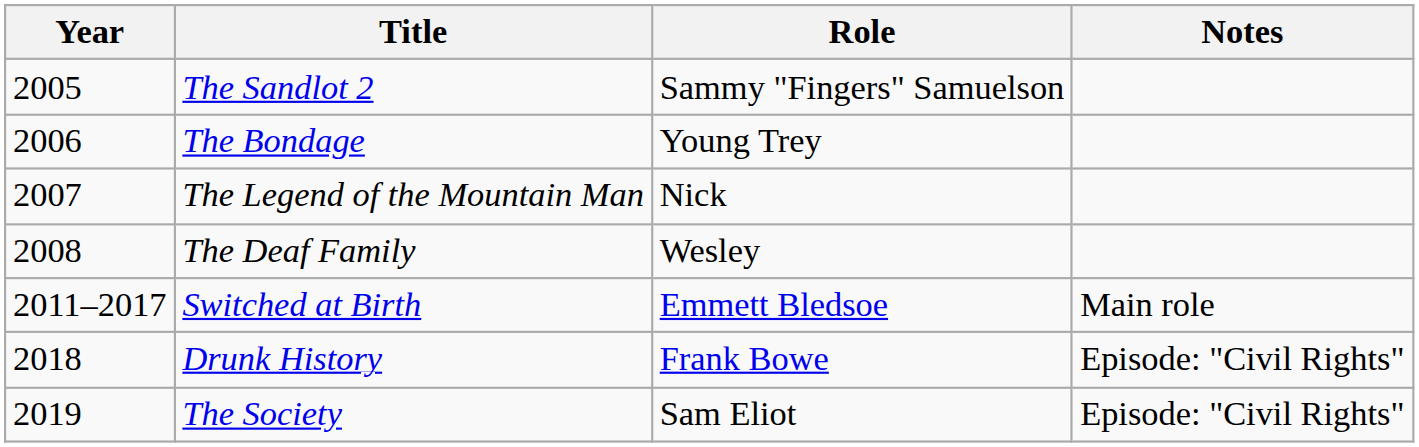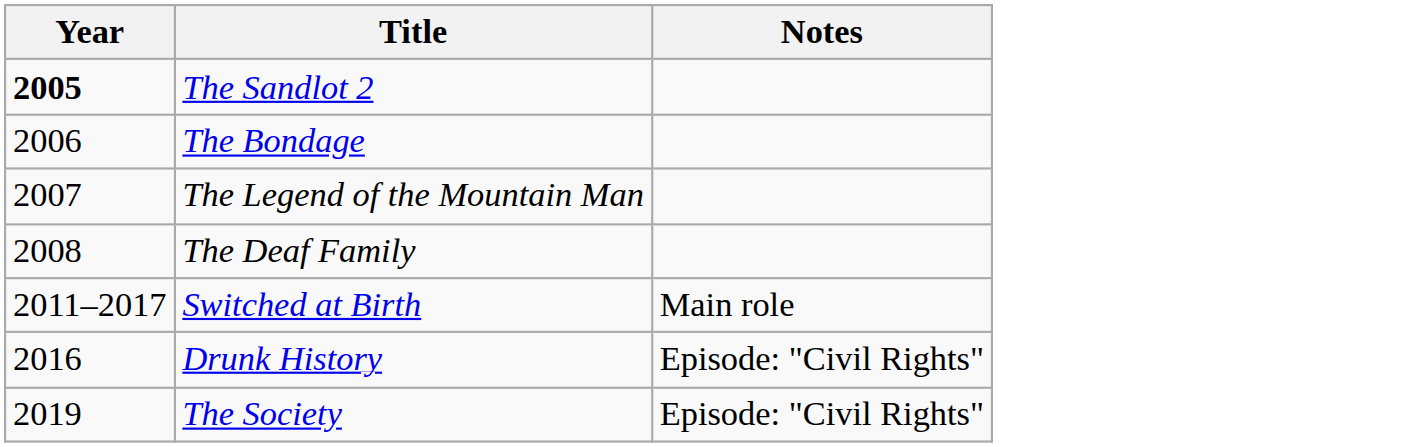- column: (862, 31)
(47, 86) normal -> (47, 86) bold
(47, 359) 2018 -> (47, 359) 2016
